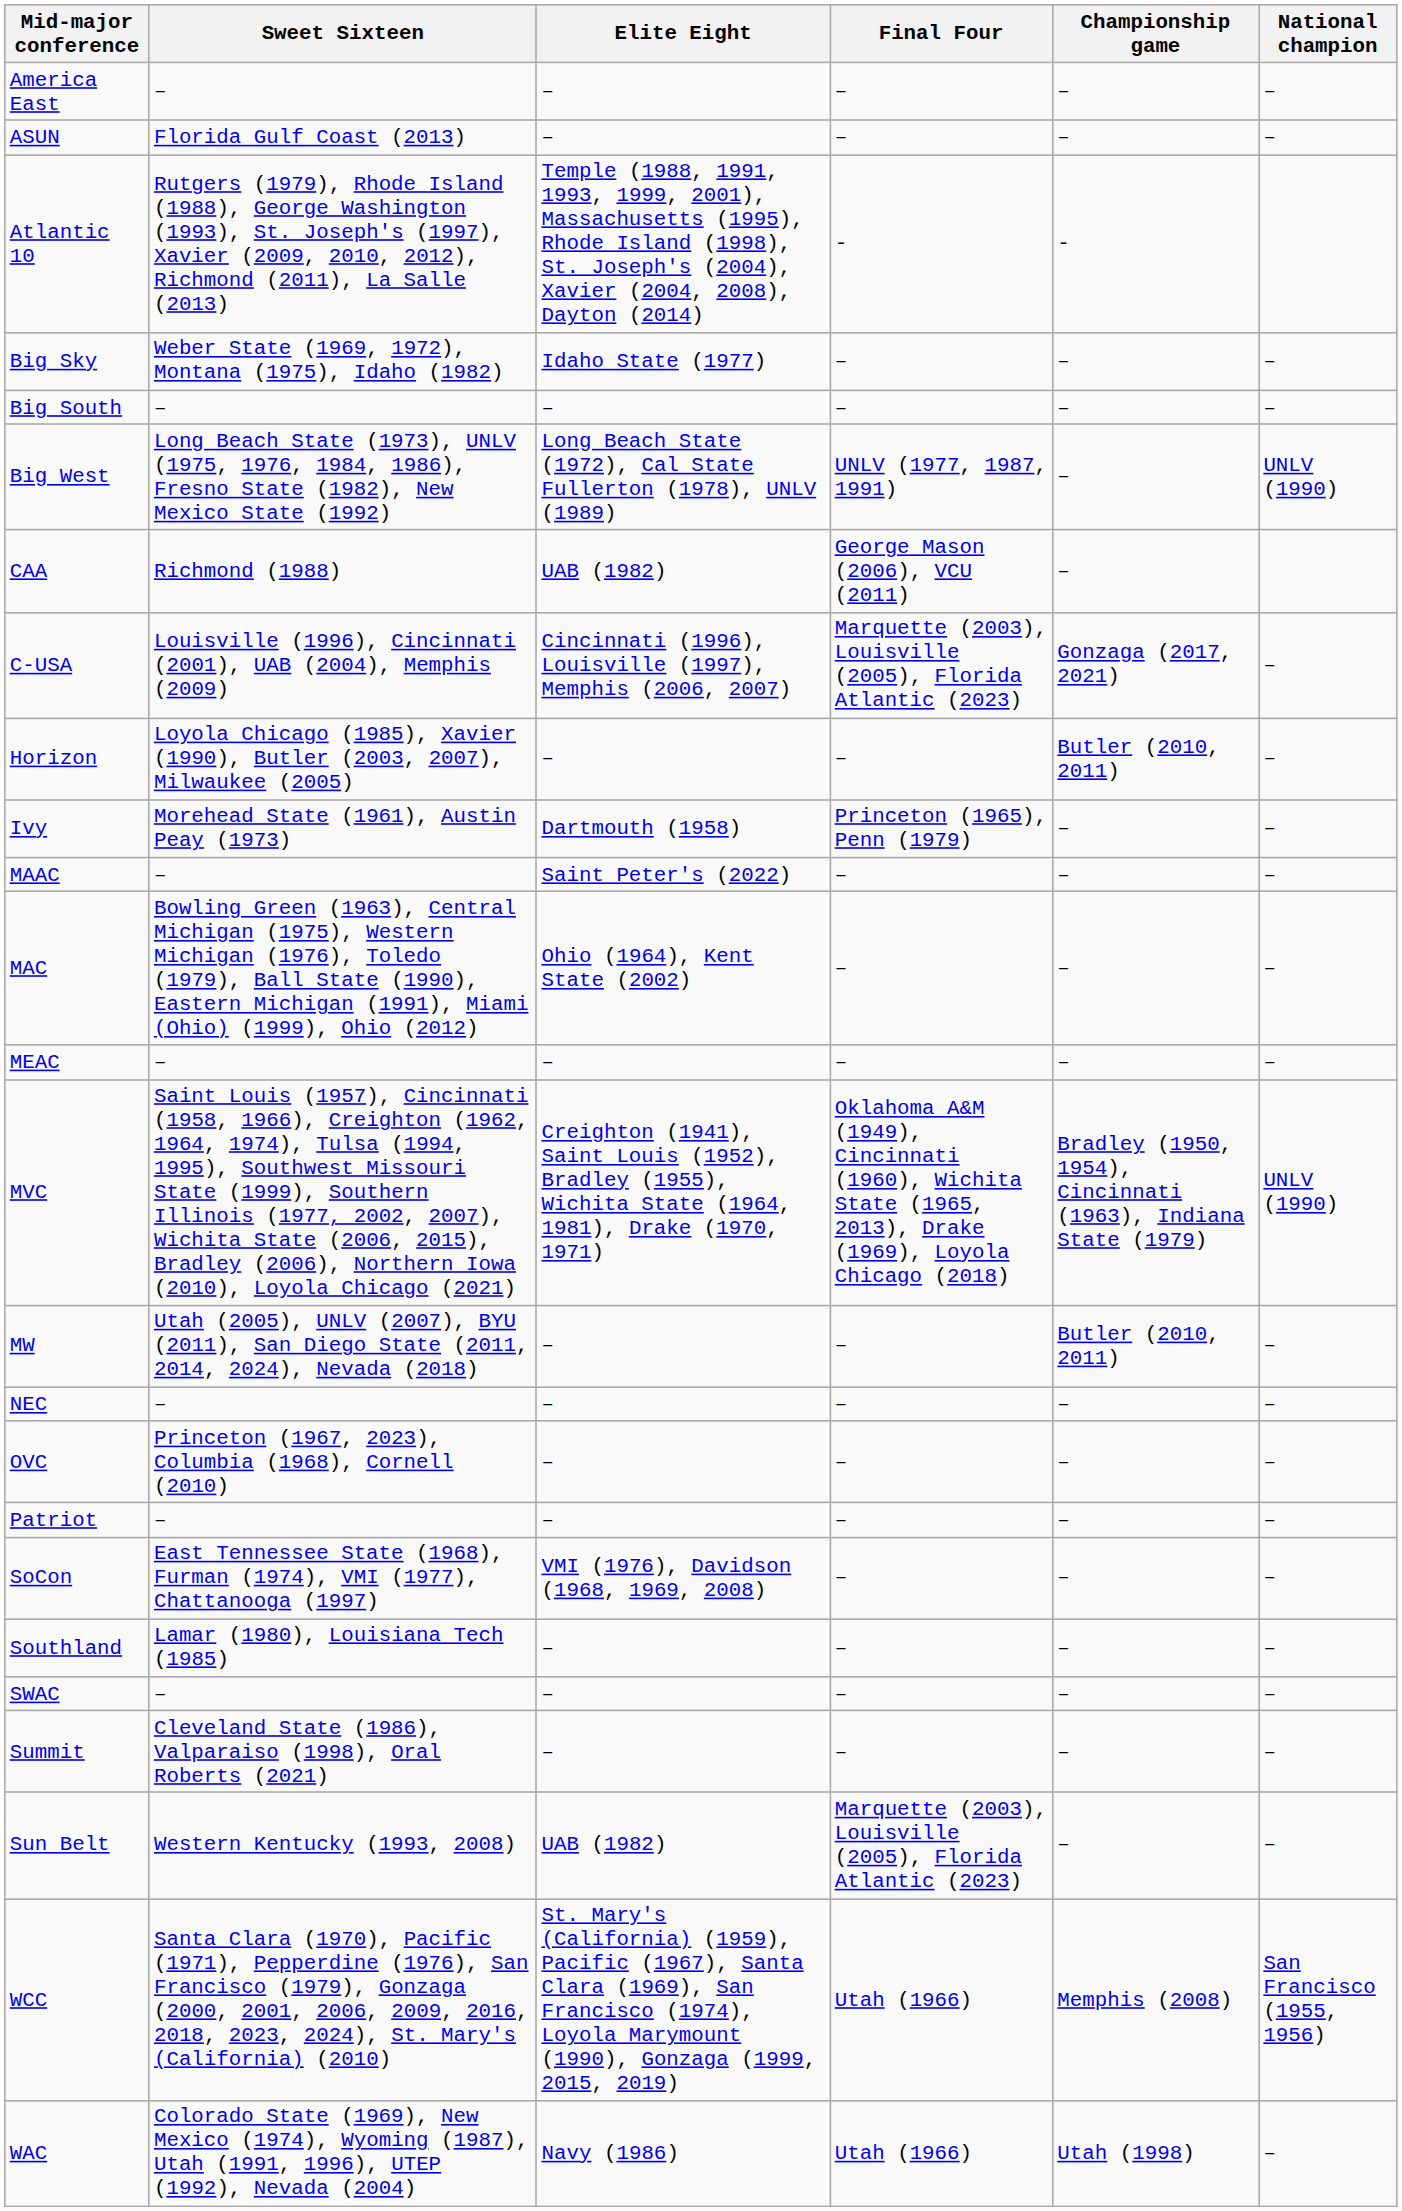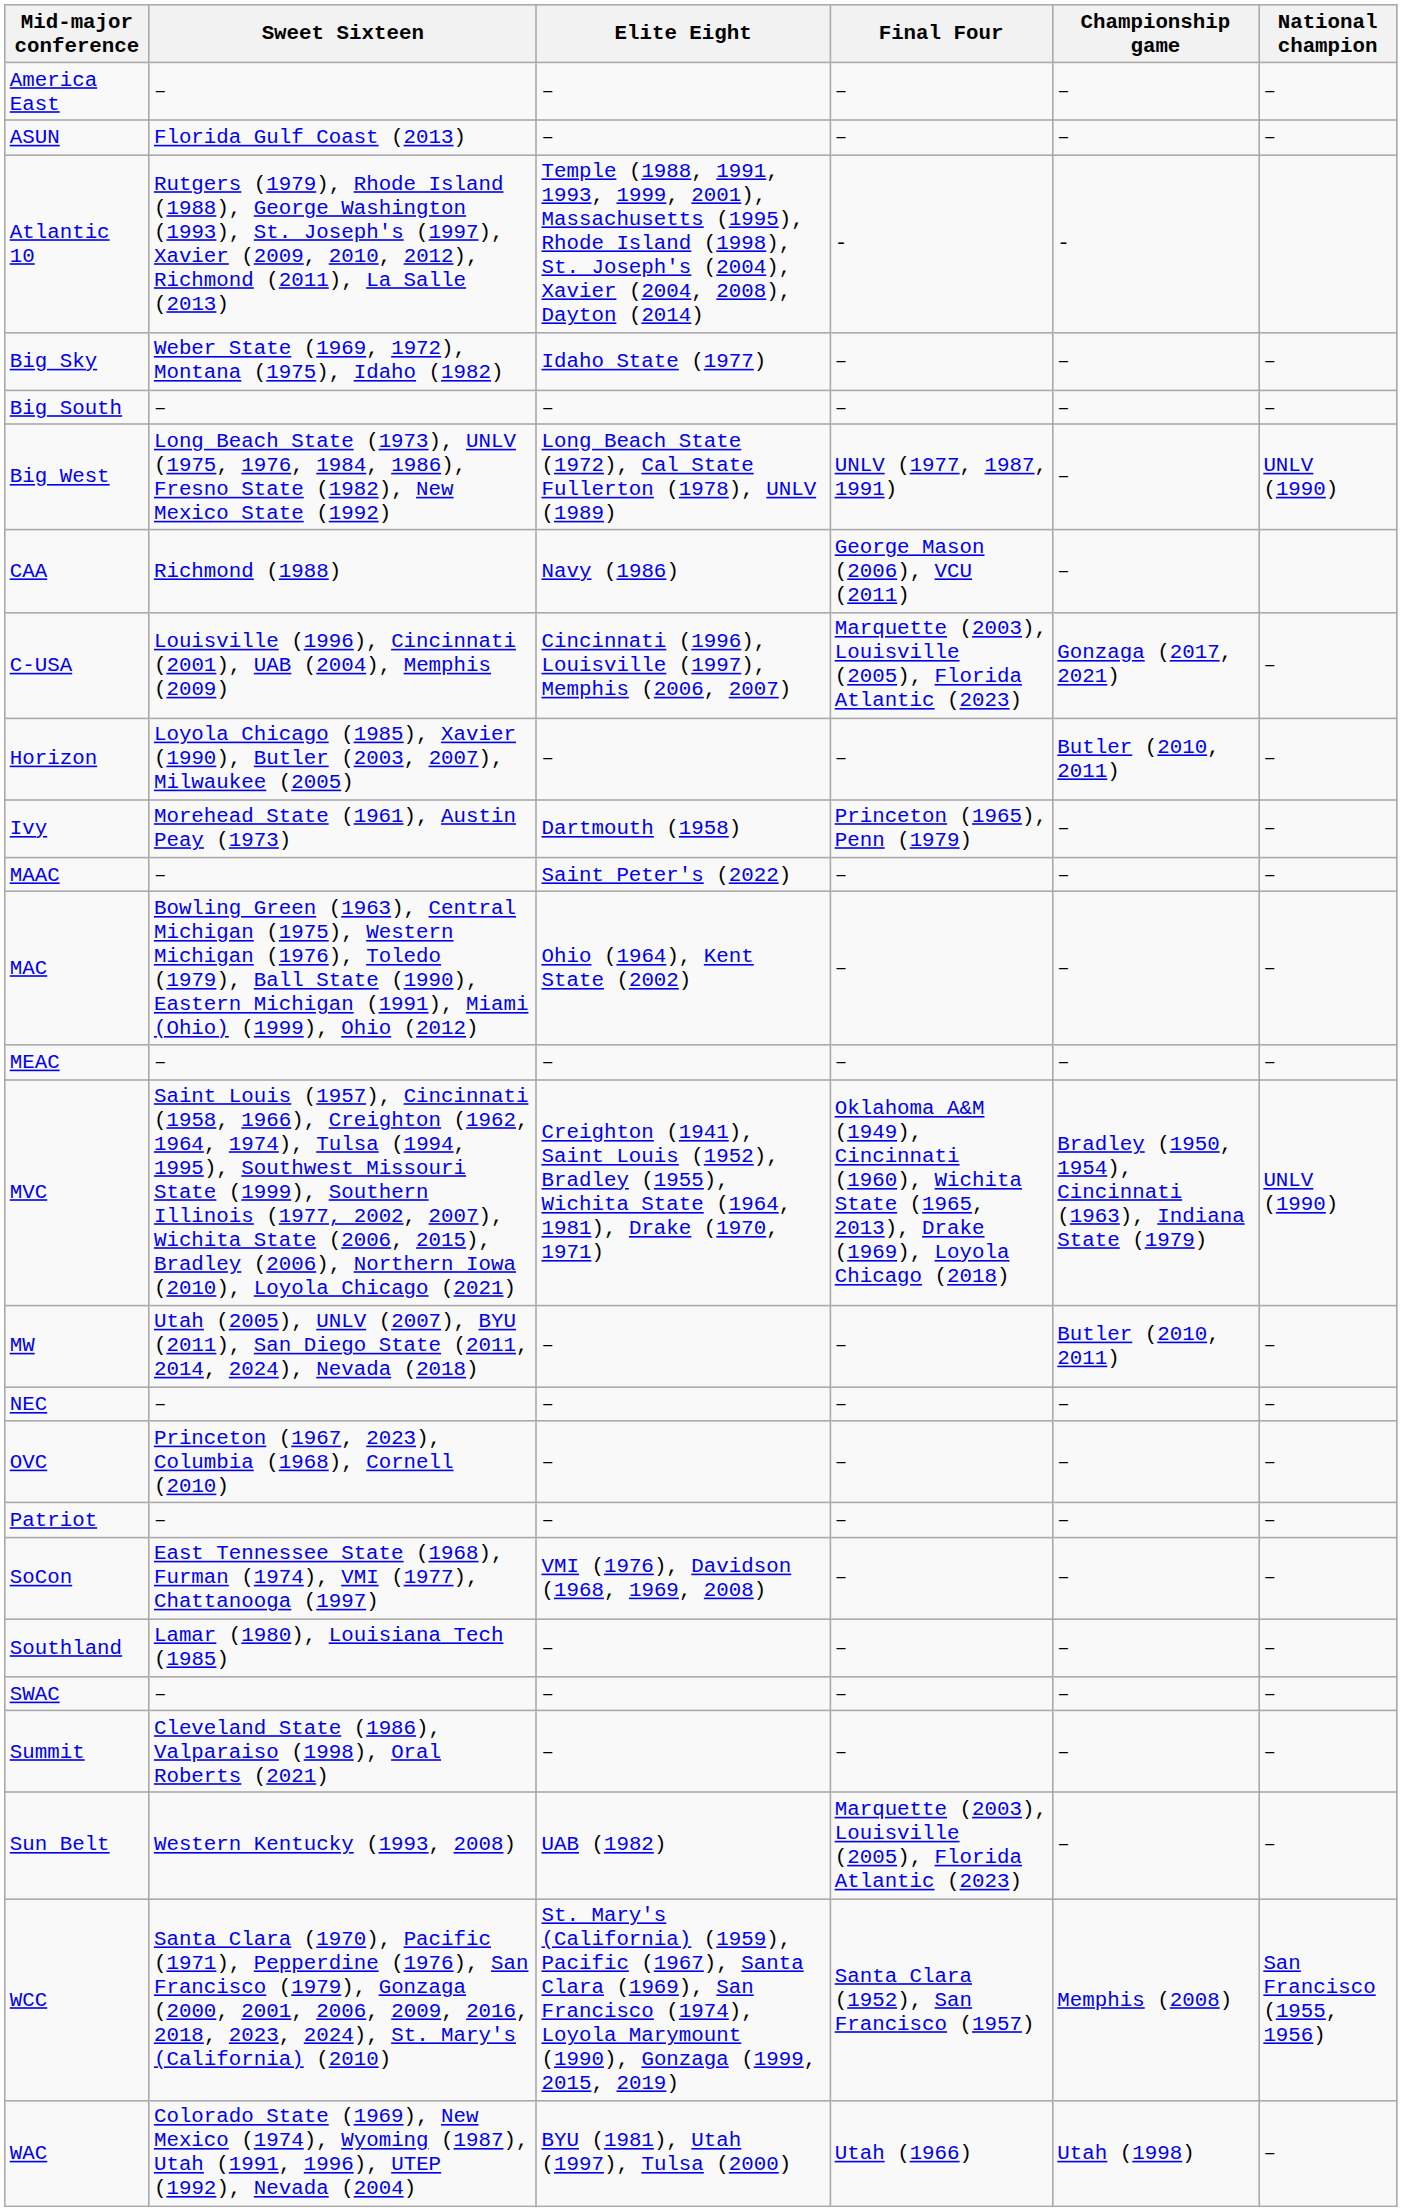(604, 571) UAB (1982) -> (610, 571) Navy (1986)
(903, 1999) Utah (1966) -> (935, 1999) Santa Clara (1952), San Francisco (1957)
(610, 2153) Navy (1986) -> (666, 2153) BYU (1981), Utah (1997), Tulsa (2000)
